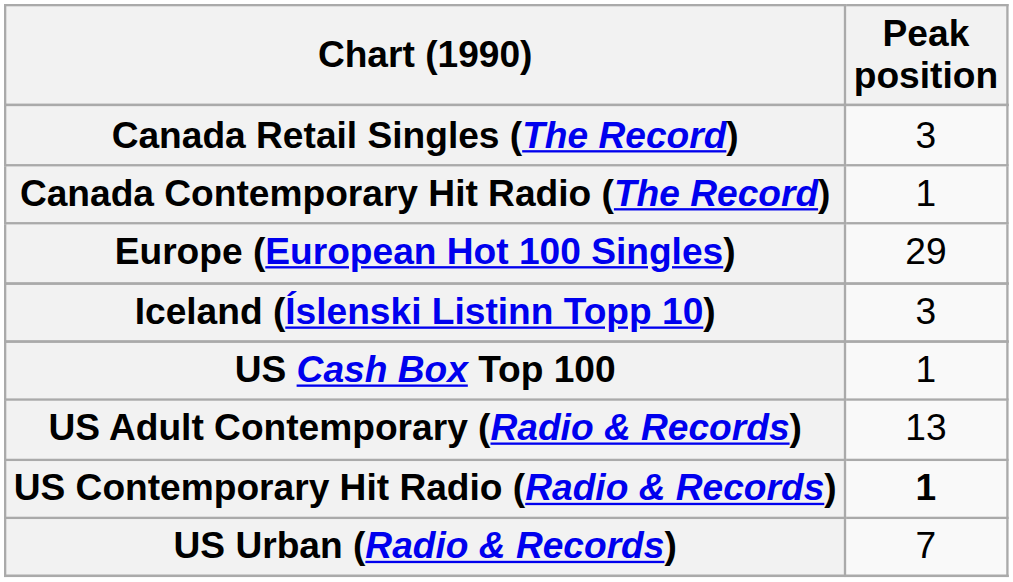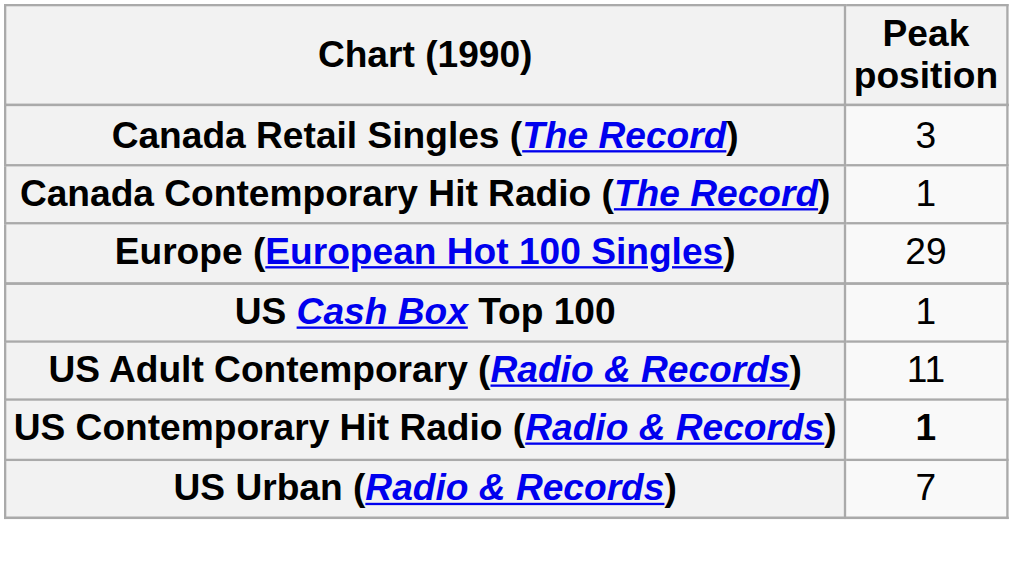- row: (425, 311)
(926, 428) 13 -> (926, 370) 11
